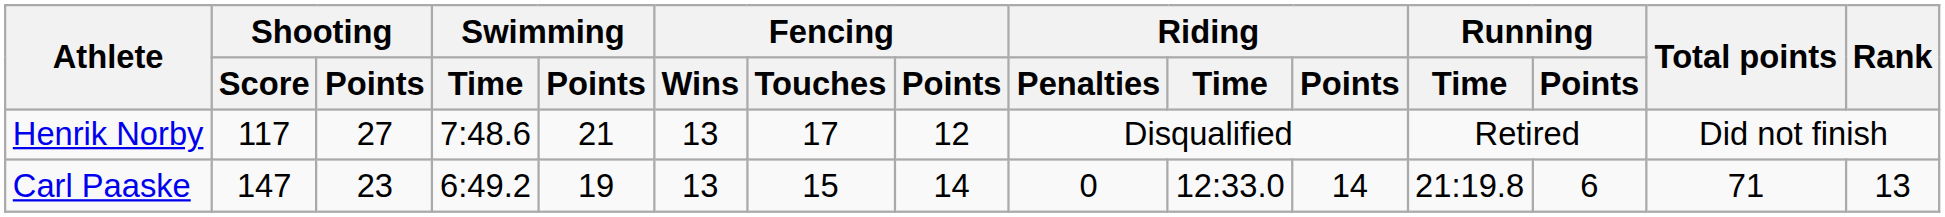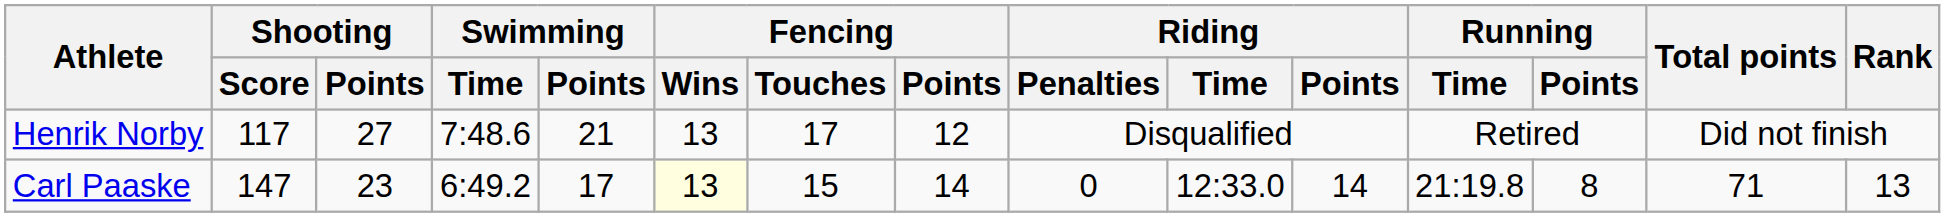(596, 186) 19 -> (596, 186) 17
(700, 186) no background -> (700, 186) lightyellow background
(1589, 186) 6 -> (1589, 186) 8
